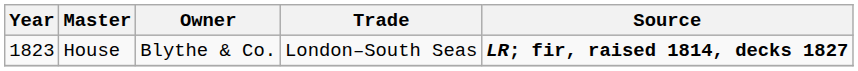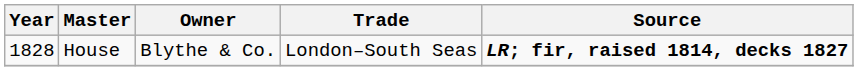(32, 51) 1823 -> (32, 51) 1828
